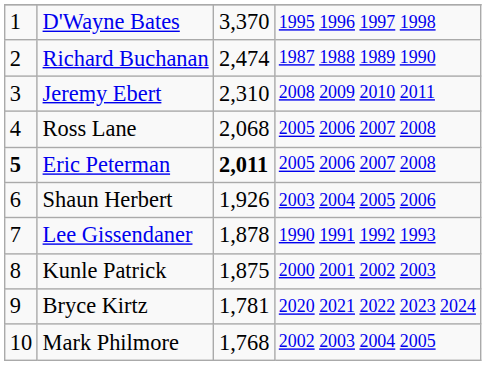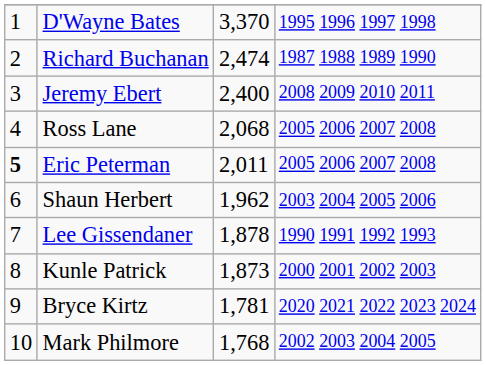(244, 93) 2,310 -> (244, 93) 2,400
(244, 164) bold -> (244, 164) normal
(244, 199) 1,926 -> (244, 199) 1,962
(244, 270) 1,875 -> (244, 270) 1,873
